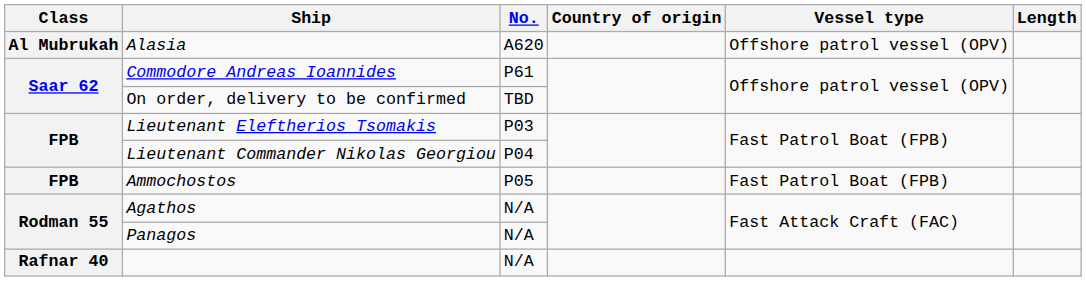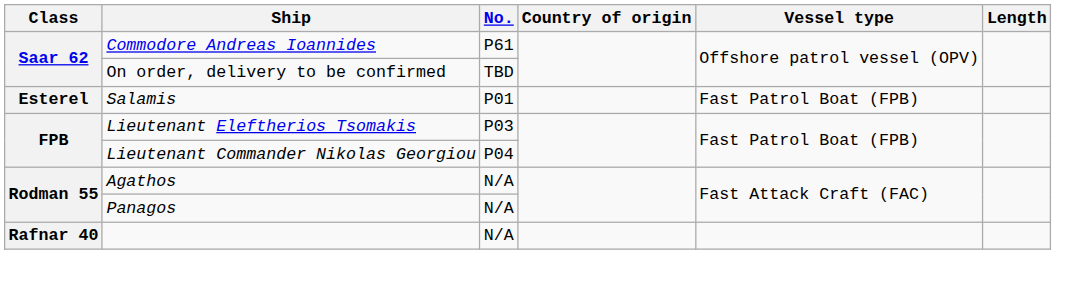- row: (156, 45)
+ row: (141, 100)
- row: (181, 181)
